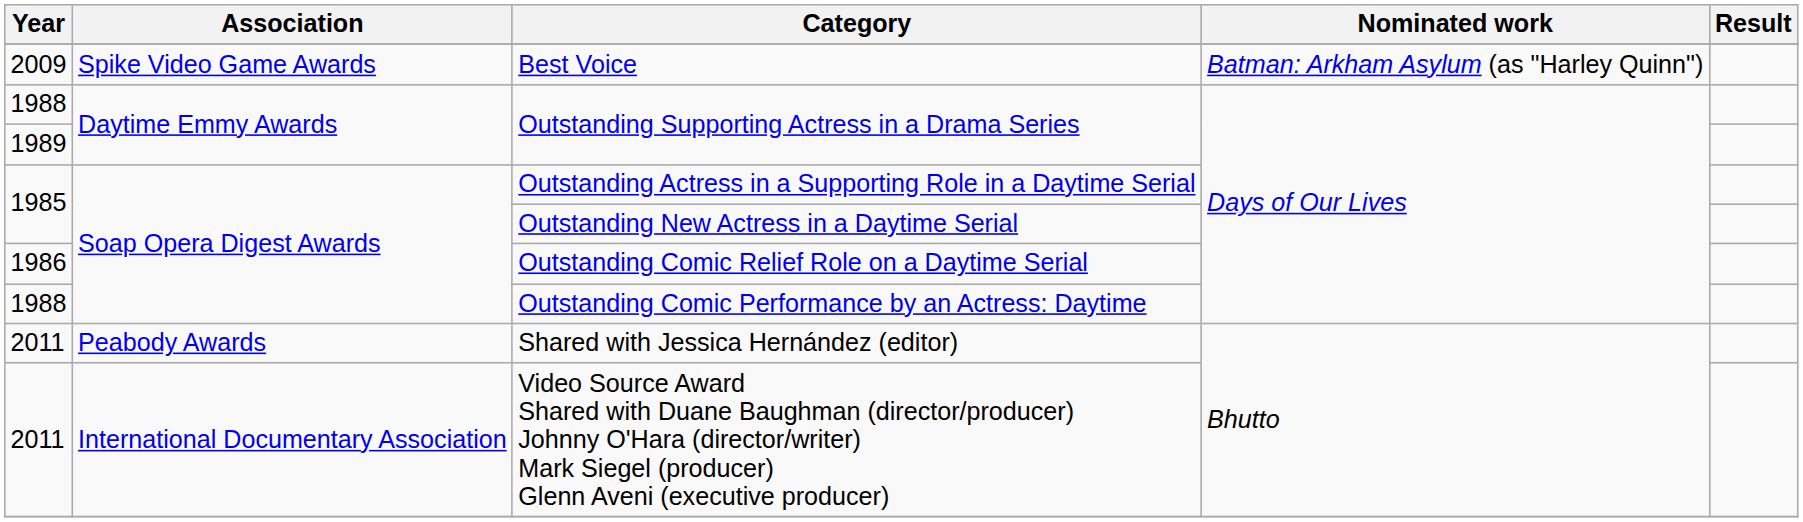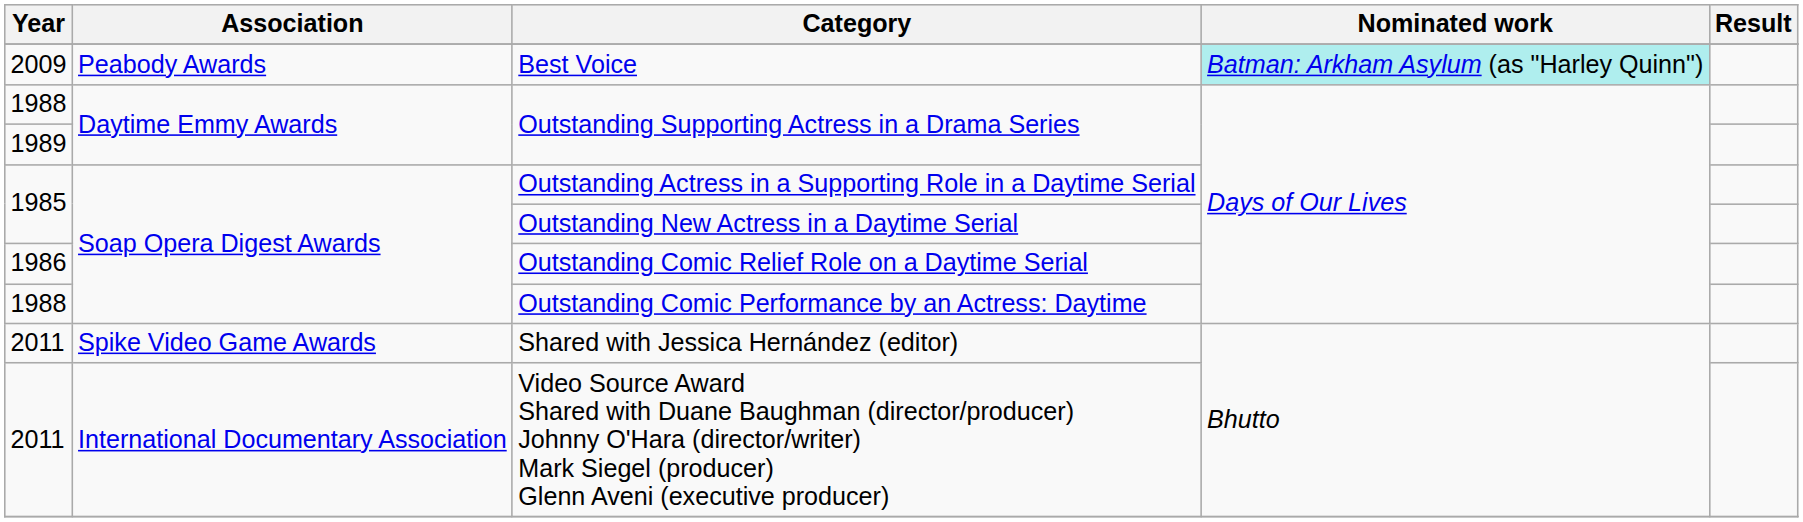(227, 64) Spike Video Game Awards -> (172, 64) Peabody Awards
(1455, 64) no background -> (1455, 64) paleturquoise background
(172, 343) Peabody Awards -> (227, 343) Spike Video Game Awards
